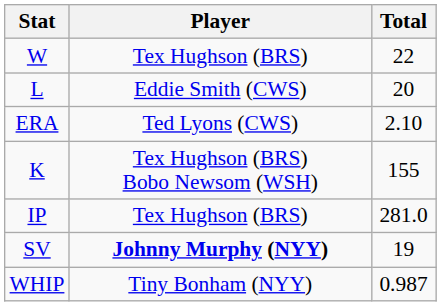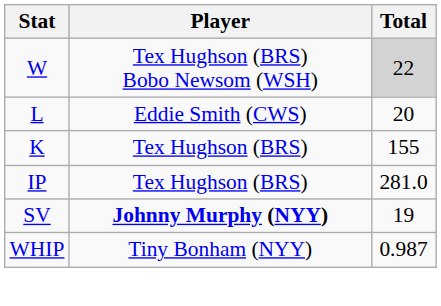(220, 55) Tex Hughson (BRS) -> (220, 67) Tex Hughson (BRS) Bobo Newsom (WSH)
(404, 55) no background -> (404, 67) lightgrey background
- row: (37, 123)
(220, 169) Tex Hughson (BRS) Bobo Newsom (WSH) -> (220, 147) Tex Hughson (BRS)
